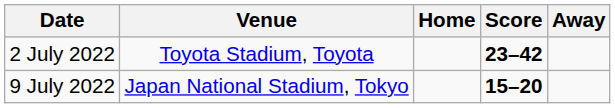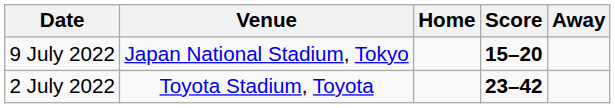rows swapped: (62, 53) <-> (62, 86)
